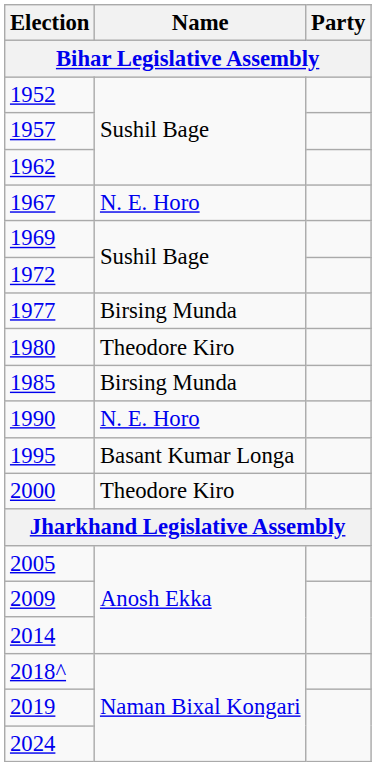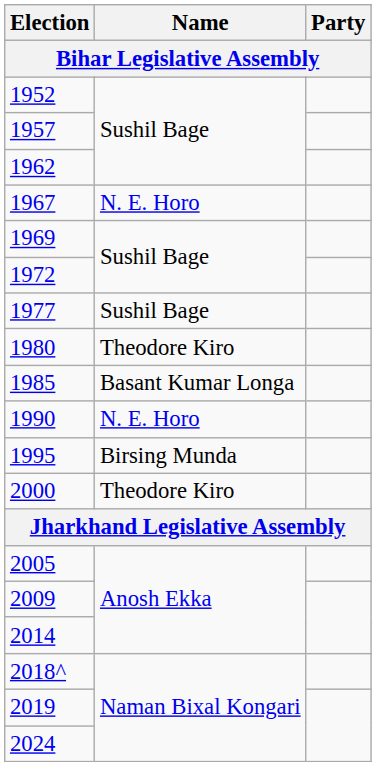(168, 310) Birsing Munda -> (155, 310) Sushil Bage
(168, 382) Birsing Munda -> (197, 382) Basant Kumar Longa
(197, 454) Basant Kumar Longa -> (168, 454) Birsing Munda
